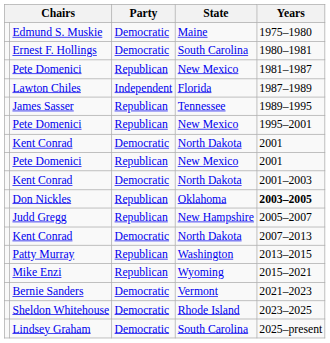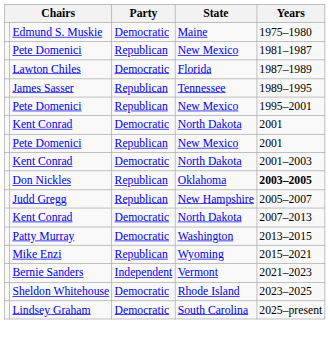- row: (55, 50)
(143, 87) Independent -> (142, 69) Democratic
(141, 254) Republican -> (142, 236) Democratic
(142, 291) Democratic -> (143, 273) Independent
